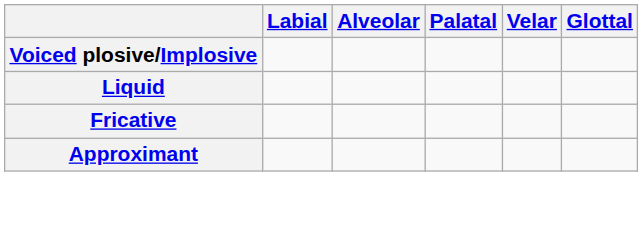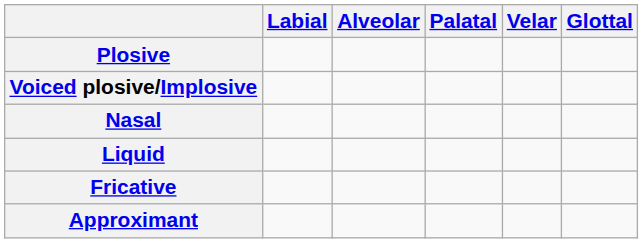+ row: (133, 54)
+ row: (133, 120)
